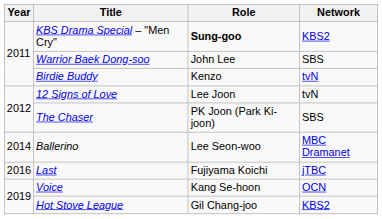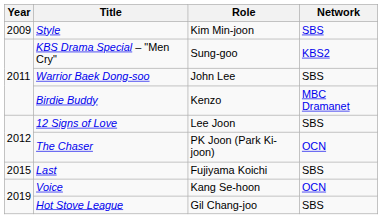+ row: (48, 30)
(216, 36) bold -> (214, 53) normal
(310, 77) tvN -> (326, 100) MBC Dramanet
(310, 94) tvN -> (313, 123) SBS
(313, 117) SBS -> (314, 147) OCN
- row: (57, 147)
(19, 170) 2016 -> (19, 170) 2015
(314, 170) jTBC -> (313, 170) SBS
(316, 205) KBS2 -> (313, 205) SBS
